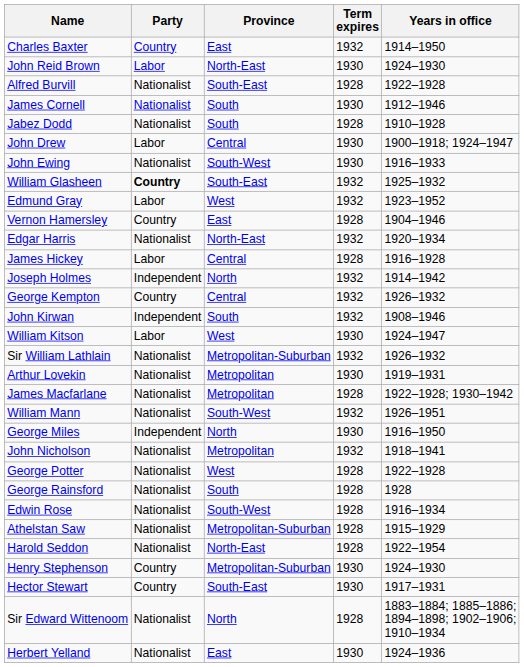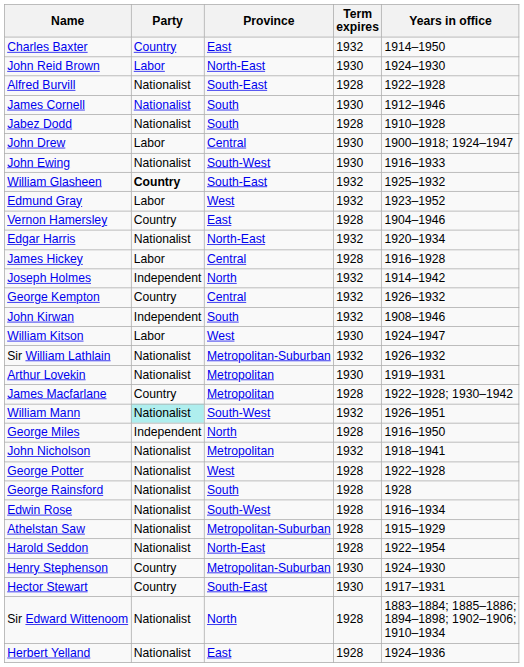(162, 394) Nationalist -> (155, 394) Country
(162, 413) no background -> (162, 413) paleturquoise background
(350, 432) 1930 -> (350, 432) 1928
(350, 653) 1930 -> (350, 653) 1928
